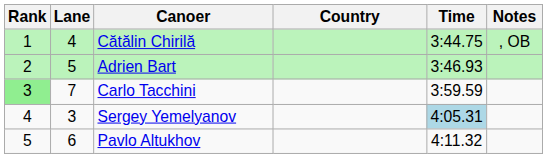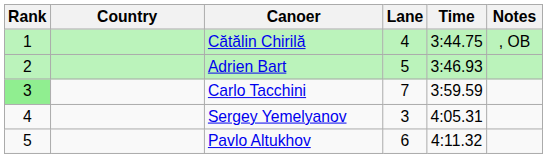columns swapped: (72, 16) <-> (350, 16)
(457, 116) lightblue background -> (457, 116) no background
